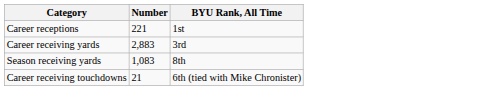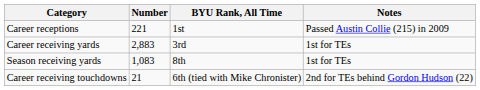+ column: (389, 12)
